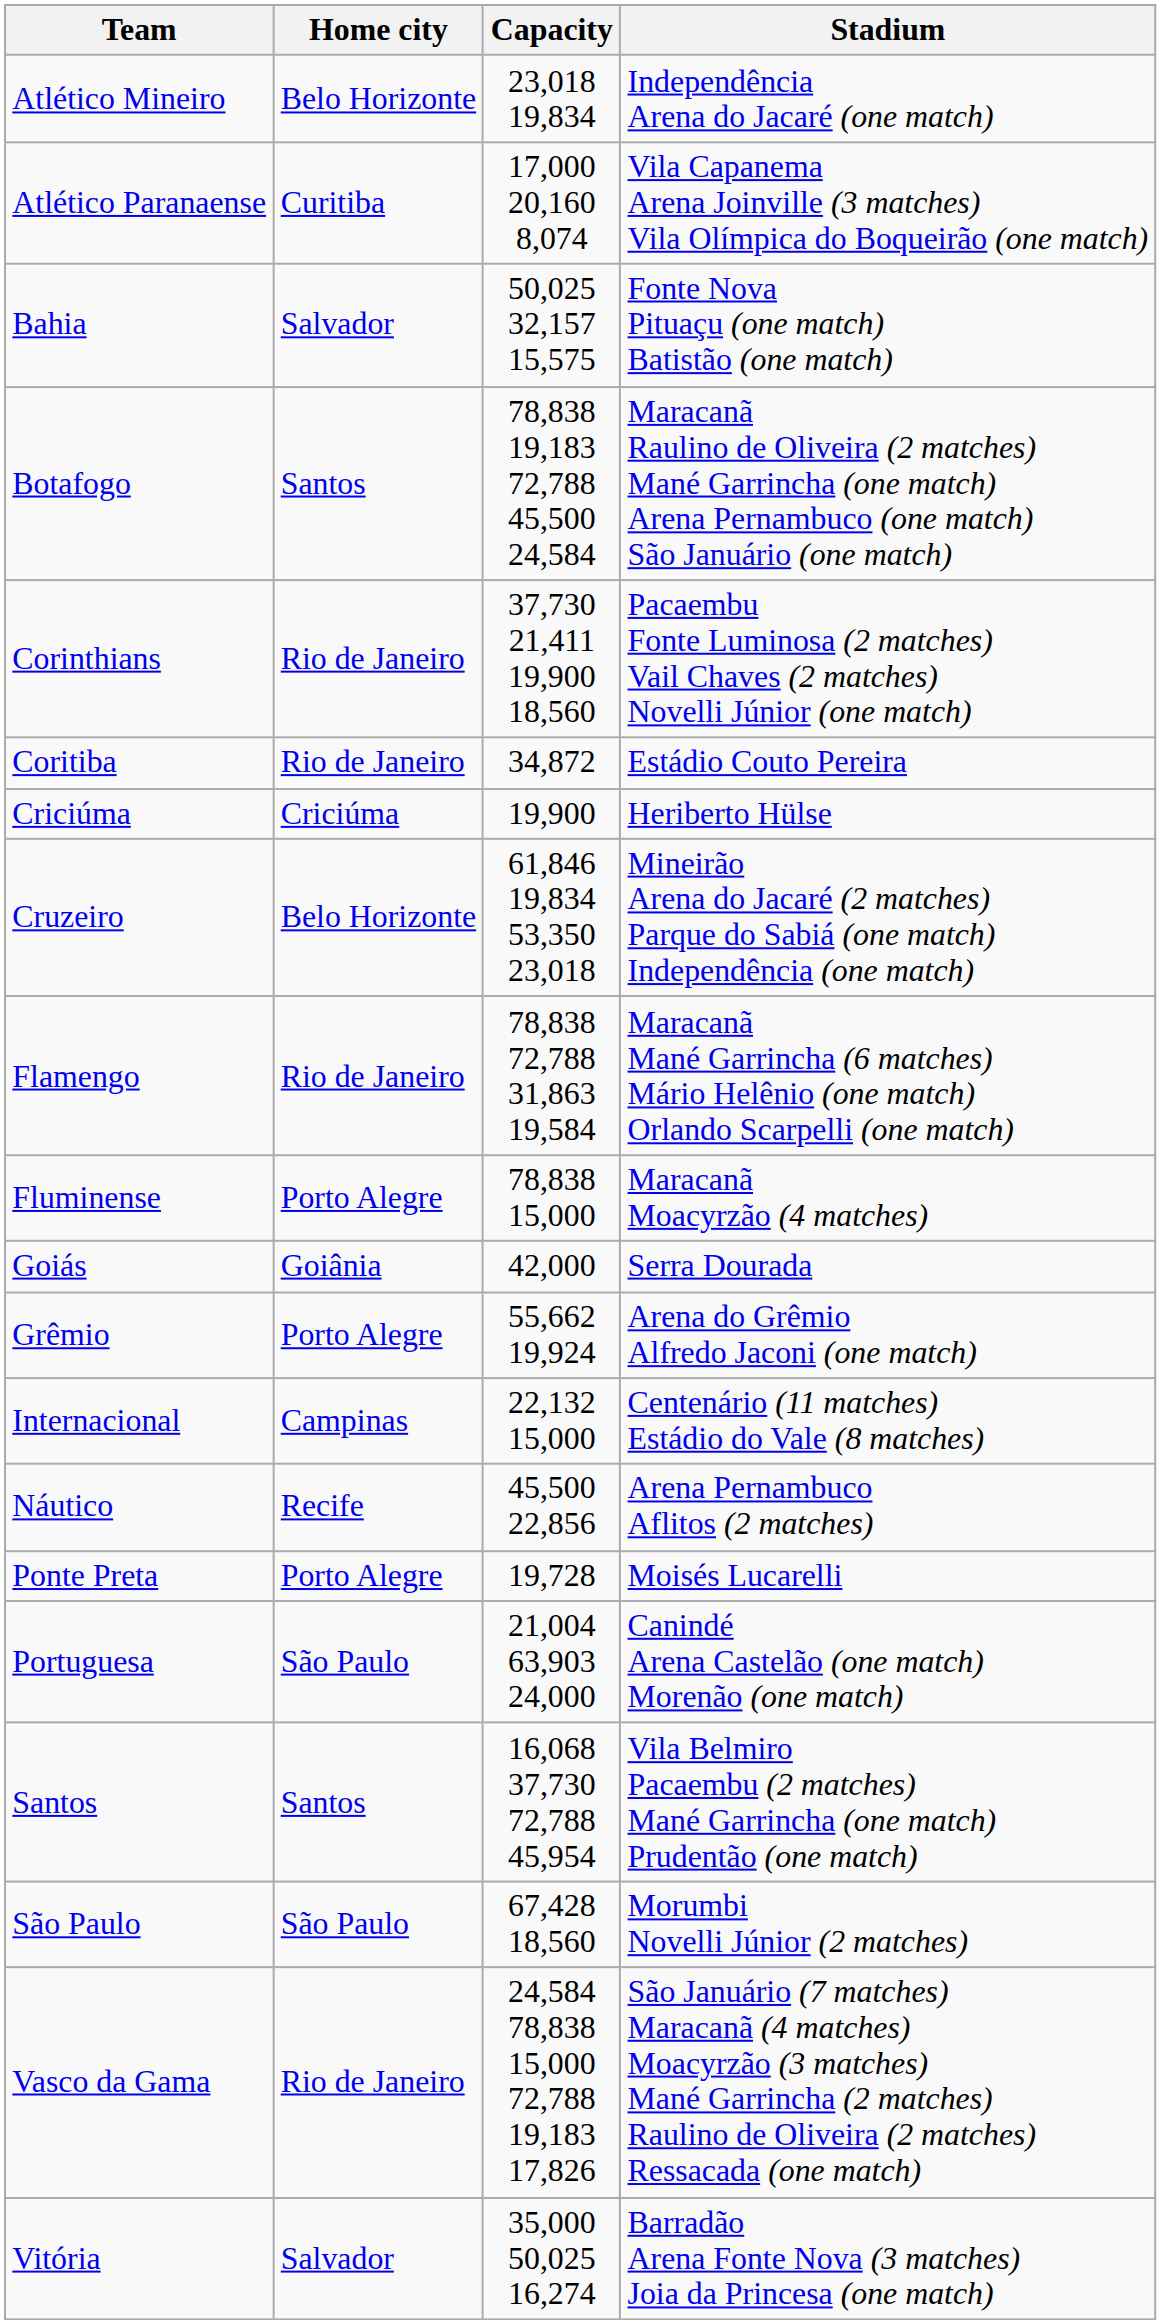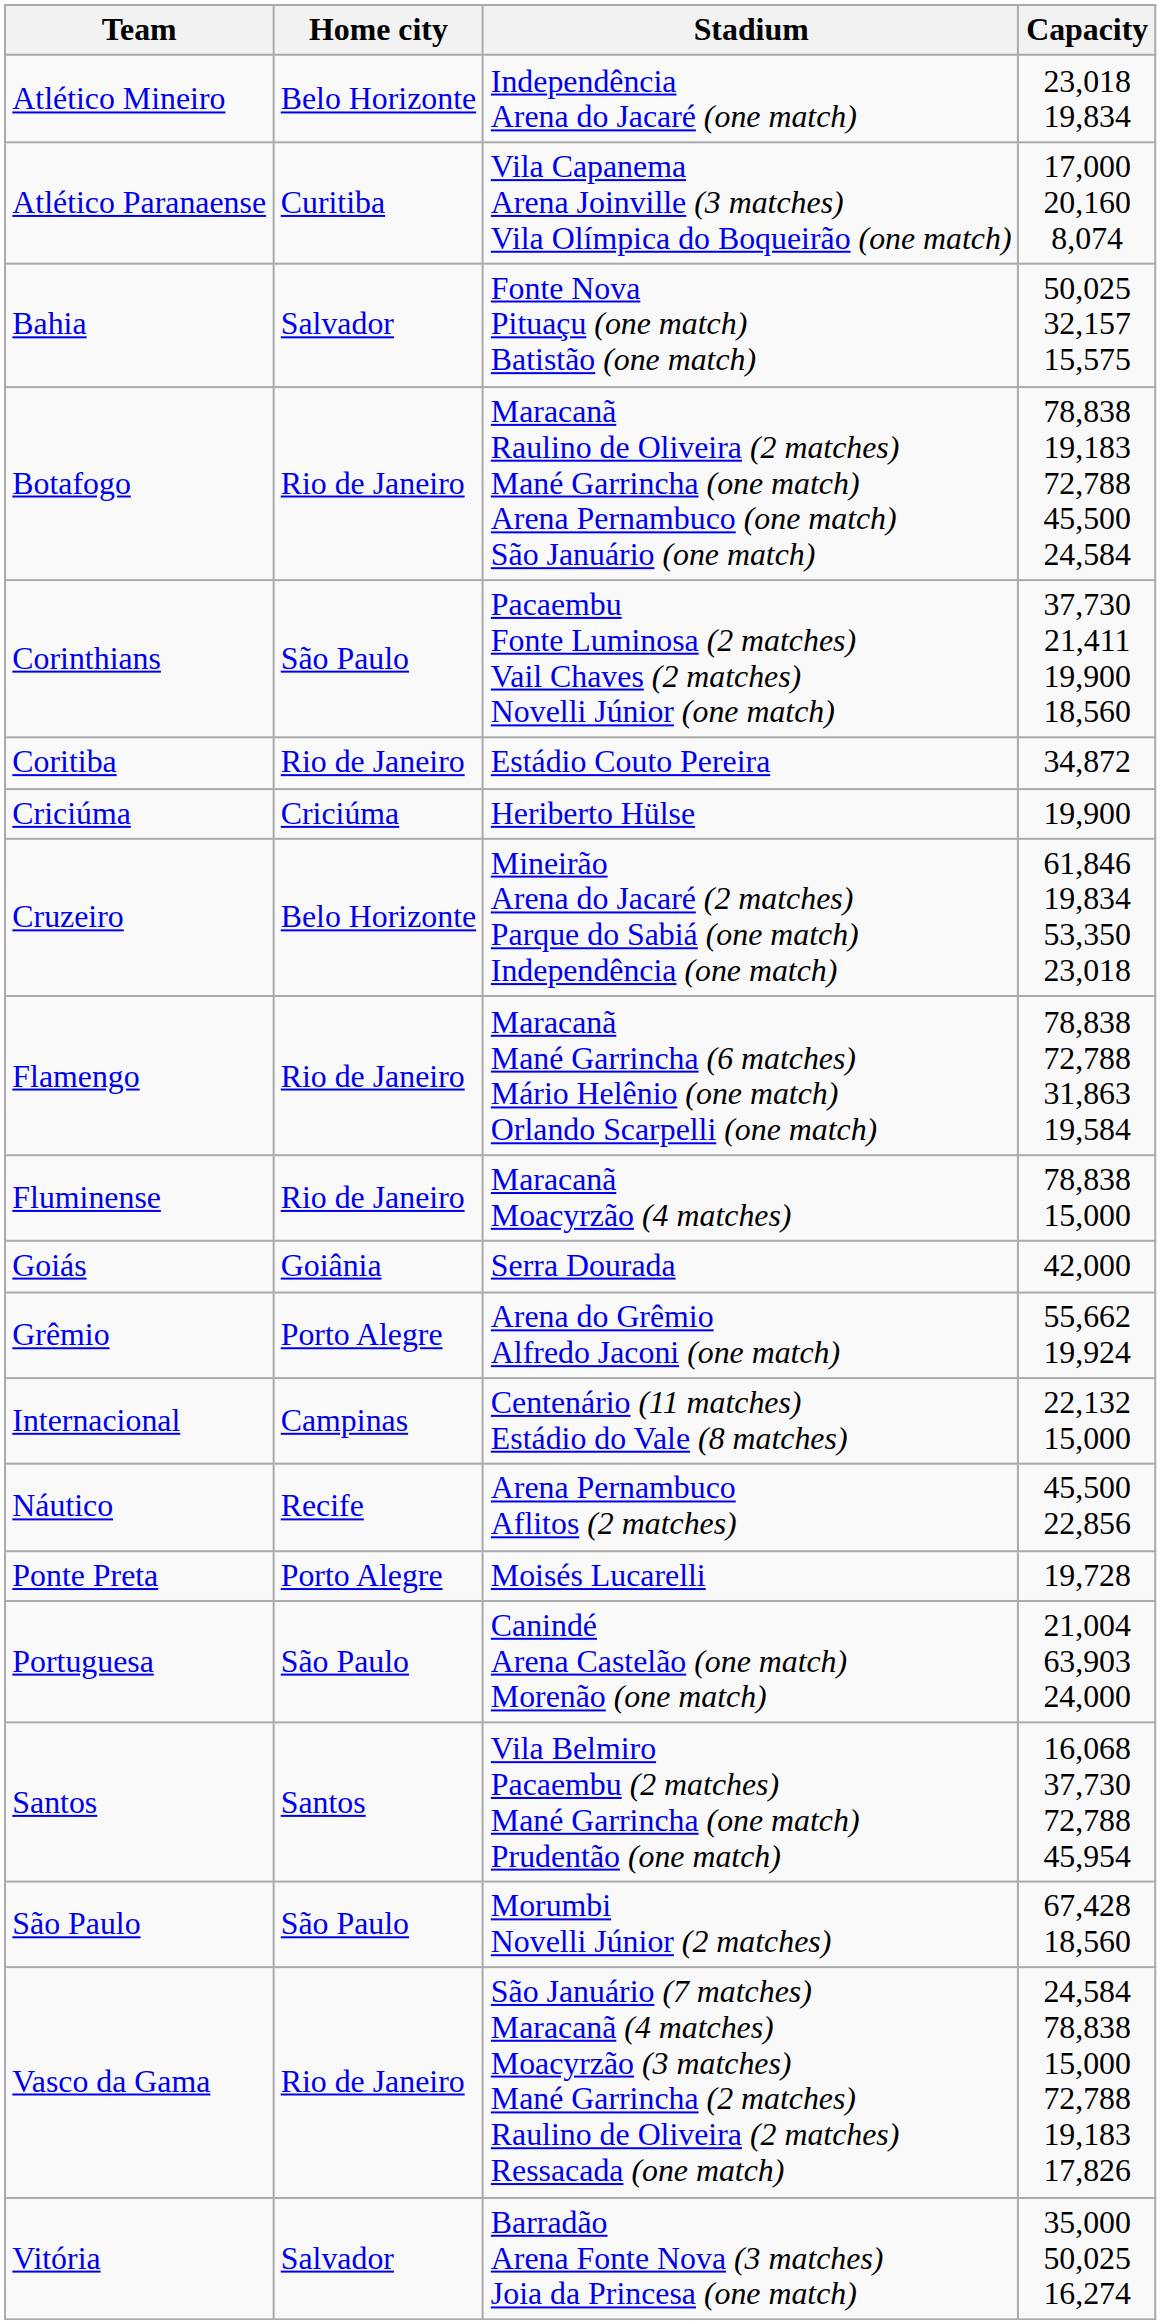columns swapped: (888, 29) <-> (552, 29)
(323, 482) Santos -> (373, 482) Rio de Janeiro
(373, 658) Rio de Janeiro -> (345, 658) São Paulo
(362, 1197) Porto Alegre -> (373, 1197) Rio de Janeiro
